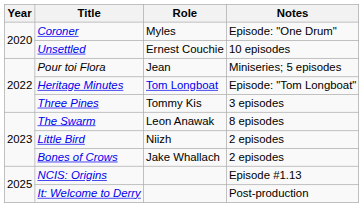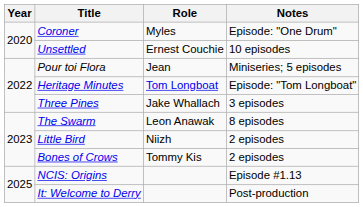(174, 103) Tommy Kis -> (183, 103) Jake Whallach
(183, 157) Jake Whallach -> (174, 157) Tommy Kis
